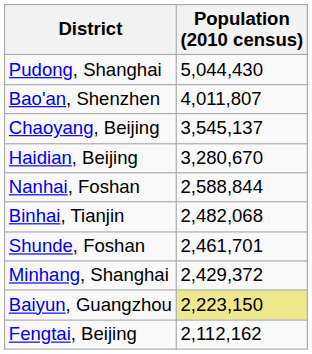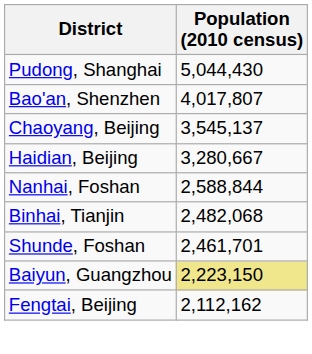(221, 98) 4,011,807 -> (222, 98) 4,017,807
(222, 157) 3,280,670 -> (222, 157) 3,280,667
- row: (89, 275)
